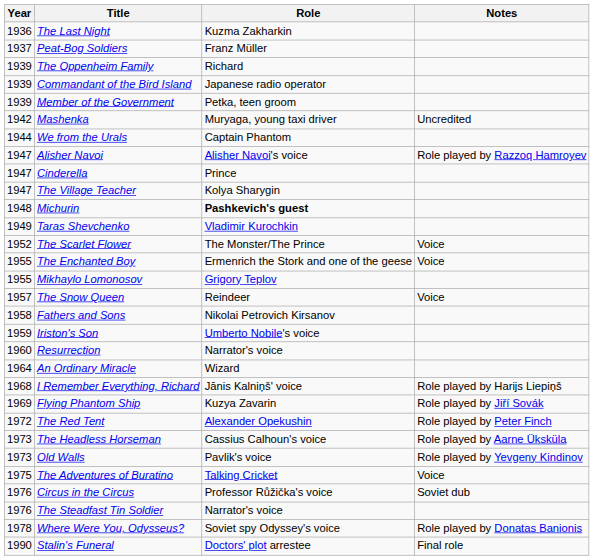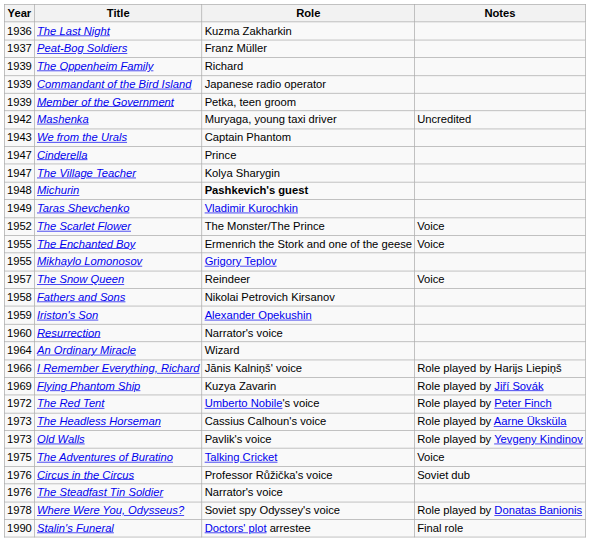(19, 137) 1944 -> (19, 137) 1943
- row: (70, 155)
(262, 333) Umberto Nobile's voice -> (258, 315) Alexander Opekushin
(19, 386) 1968 -> (19, 368) 1966
(258, 421) Alexander Opekushin -> (262, 404) Umberto Nobile's voice
